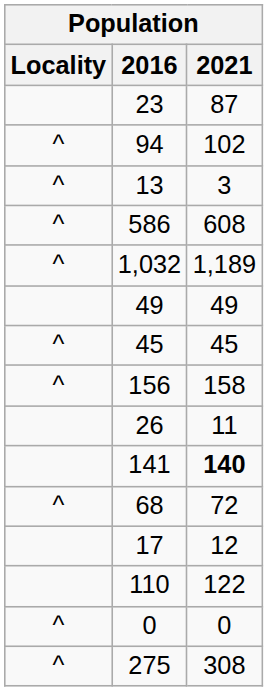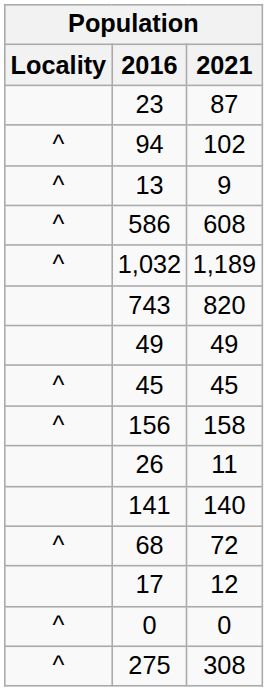(224, 184) 3 -> (224, 184) 9
+ row: (149, 305)
(224, 465) bold -> (224, 505) normal
- row: (149, 585)
